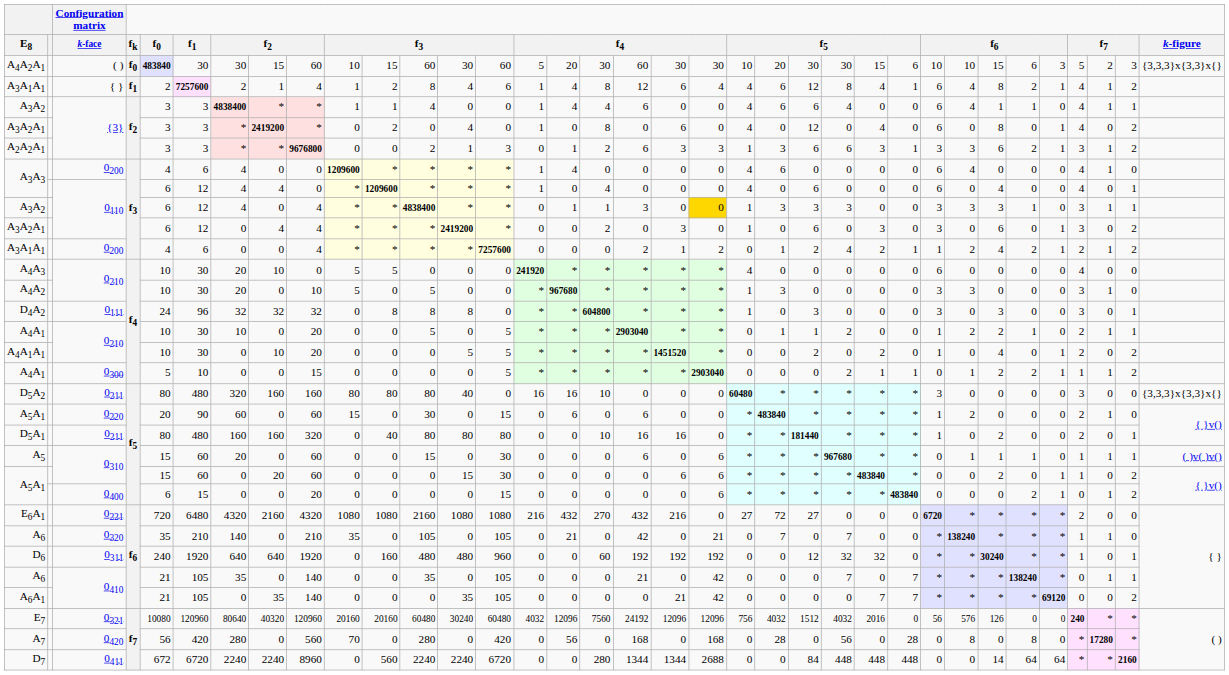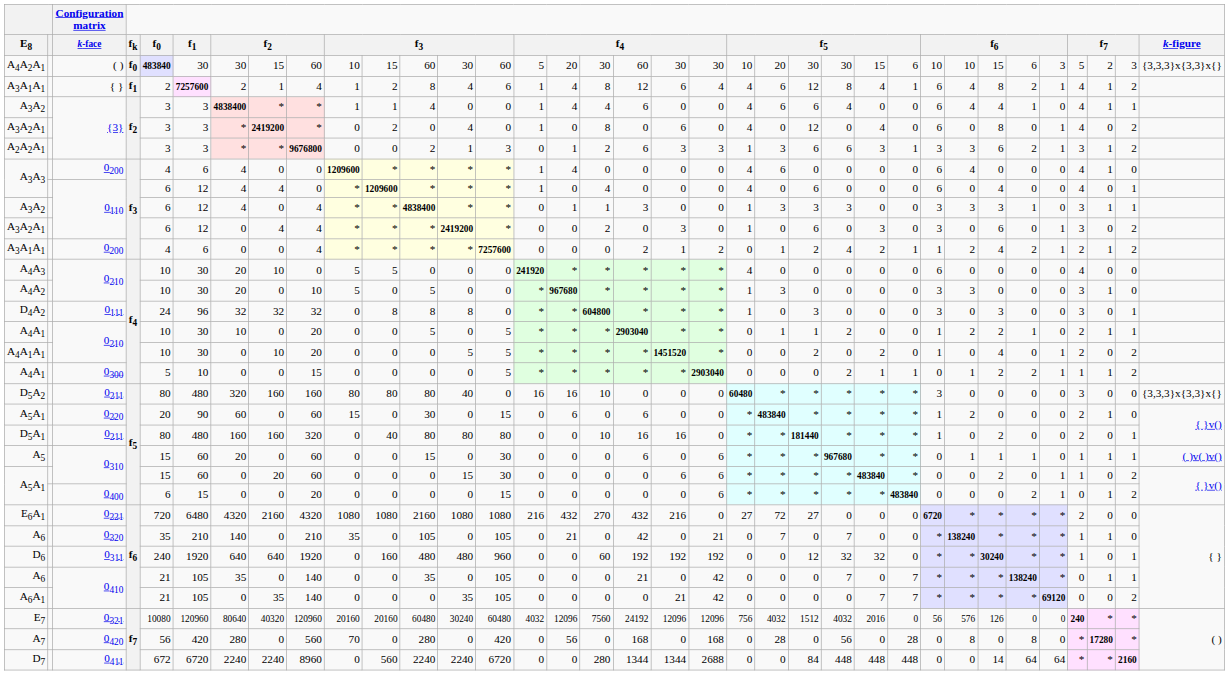(1001, 107) 1 -> (1001, 107) 4
(721, 207) gold background -> (721, 207) no background
